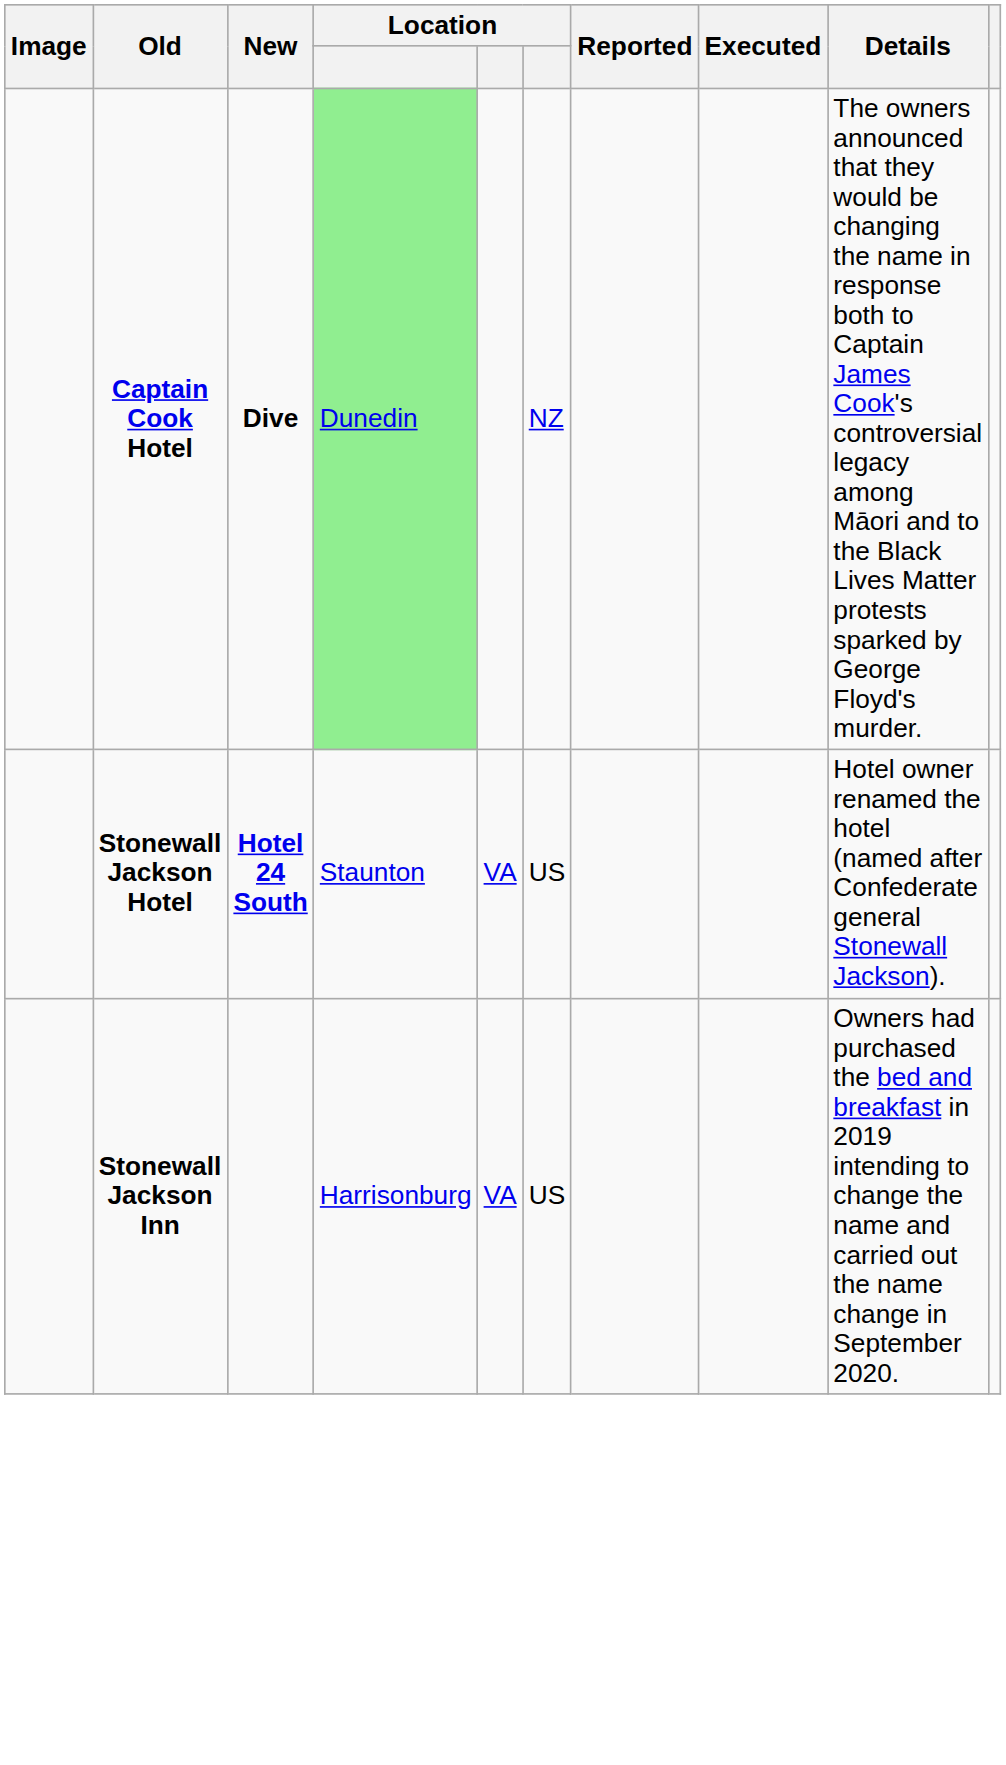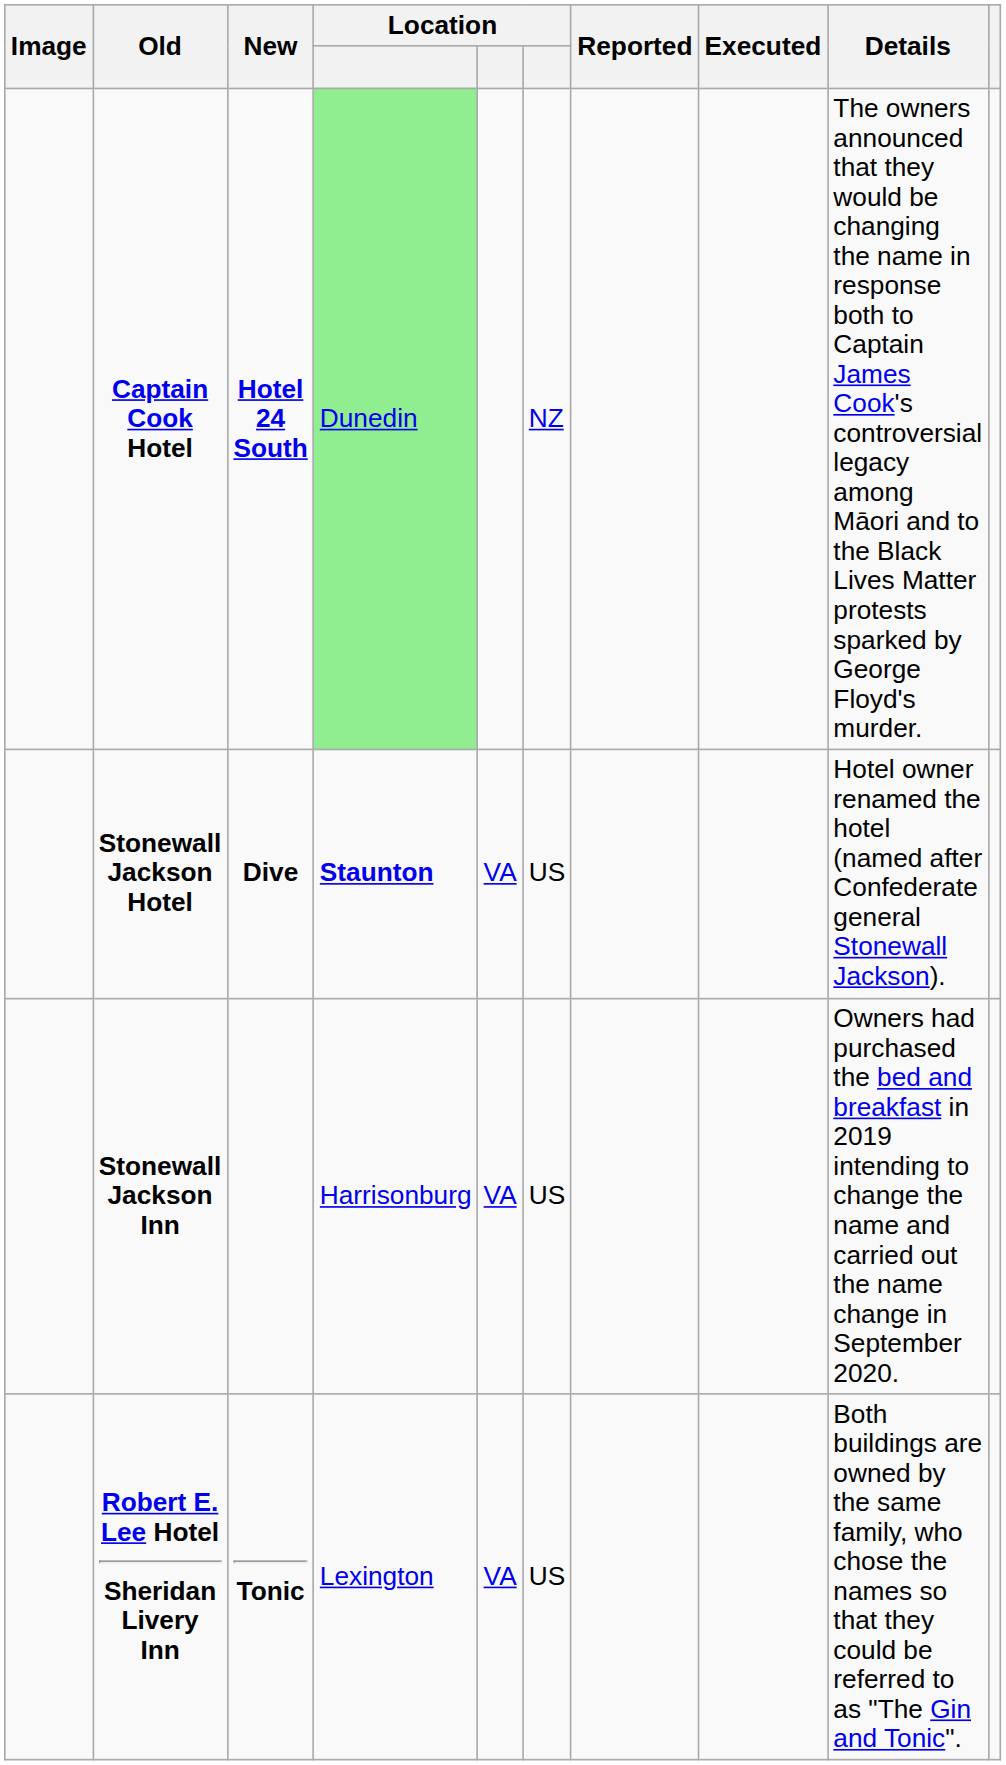(271, 418) Dive -> (271, 418) Hotel 24 South
(271, 873) Hotel 24 South -> (271, 873) Dive
(372, 873) normal -> (377, 873) bold
+ row: (160, 1576)
